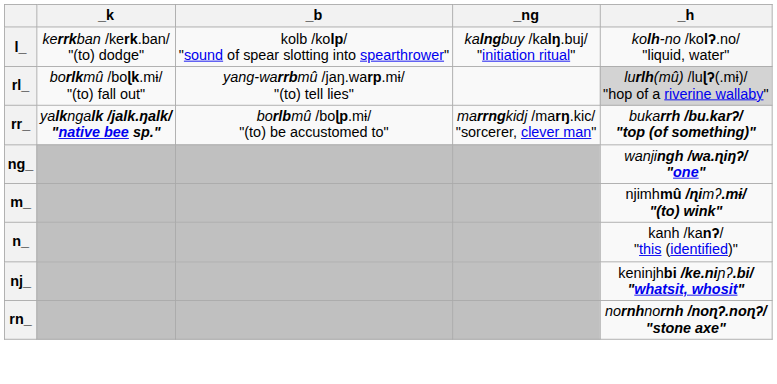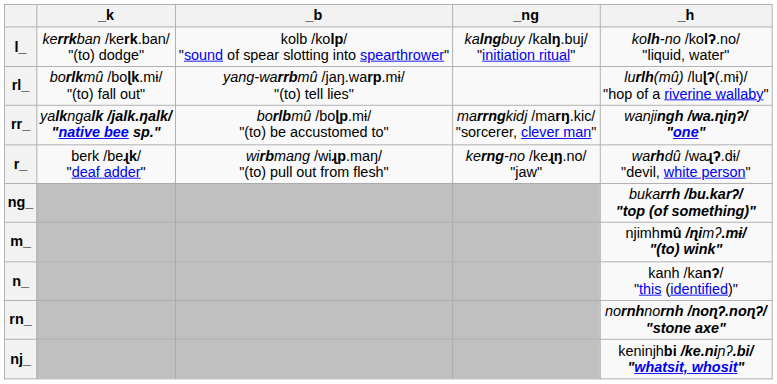(686, 85) lightgrey background -> (686, 85) no background
(686, 124) bukarrh /bu.karʔ/ "top (of something)" -> (686, 124) wanjingh /wa.ɳiŋʔ/ "one"
+ row: (21, 163)
(686, 163) wanjingh /wa.ɳiŋʔ/ "one" -> (686, 203) bukarrh /bu.karʔ/ "top (of something)"
rows swapped: (21, 320) <-> (21, 281)
